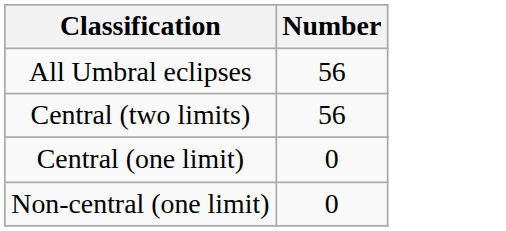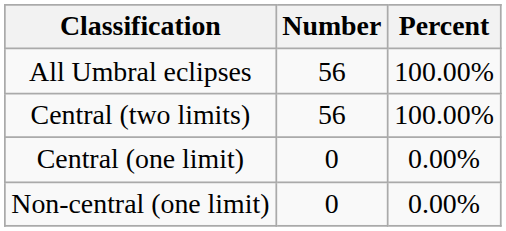+ column: (444, 26)
